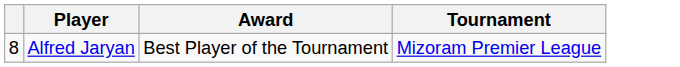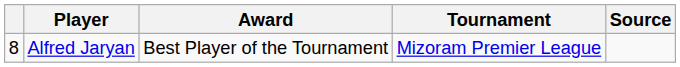+ column: (641, 19)
